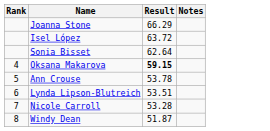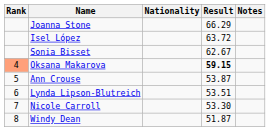+ column: (172, 11)
(159, 52) 62.64 -> (219, 52) 62.67
(16, 65) no background -> (16, 65) lightsalmon background
(159, 79) 53.78 -> (219, 79) 53.87
(159, 106) 53.28 -> (219, 106) 53.30
